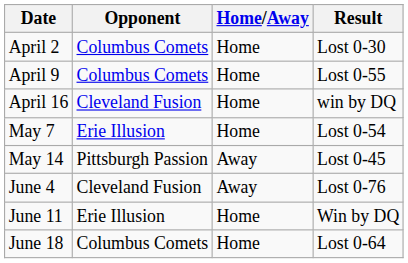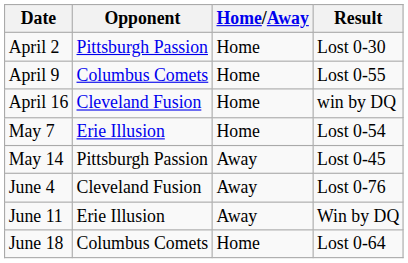(142, 46) Columbus Comets -> (142, 46) Pittsburgh Passion
(238, 215) Home -> (237, 215) Away
